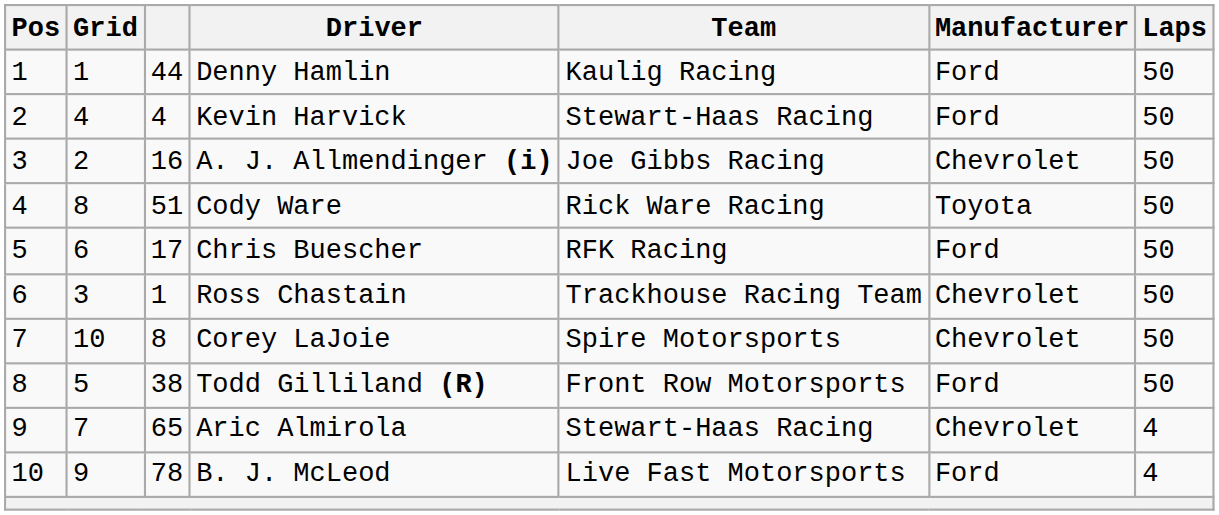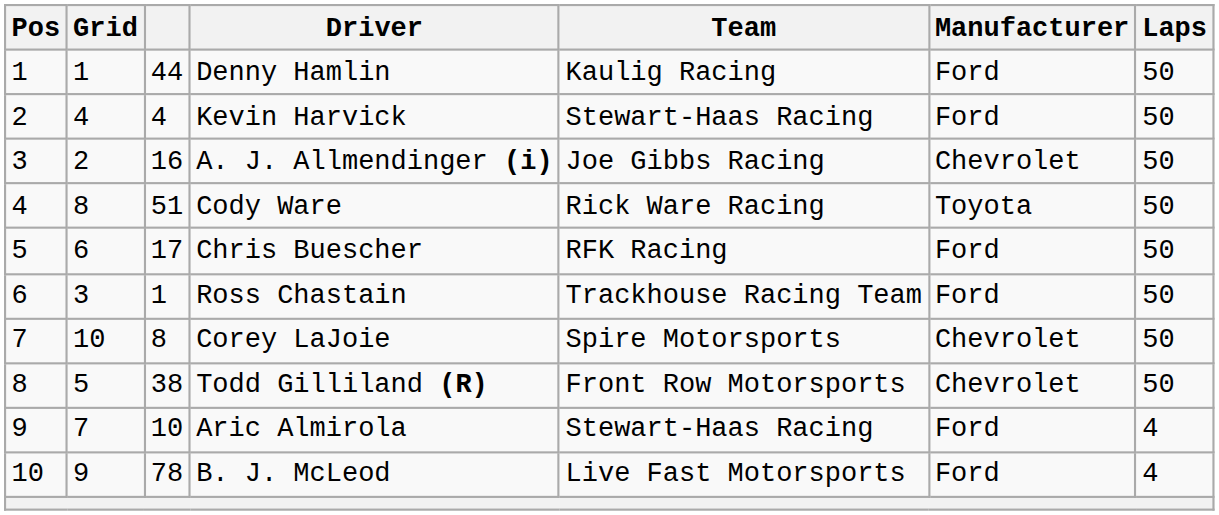(1008, 295) Chevrolet -> (967, 295) Ford
(967, 385) Ford -> (1008, 385) Chevrolet
(167, 430) 65 -> (167, 430) 10
(1008, 430) Chevrolet -> (967, 430) Ford
